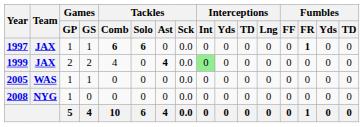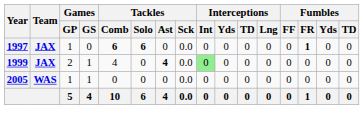(89, 46) 1 -> (89, 46) 0
(89, 63) 2 -> (89, 63) 1
- row: (17, 96)
